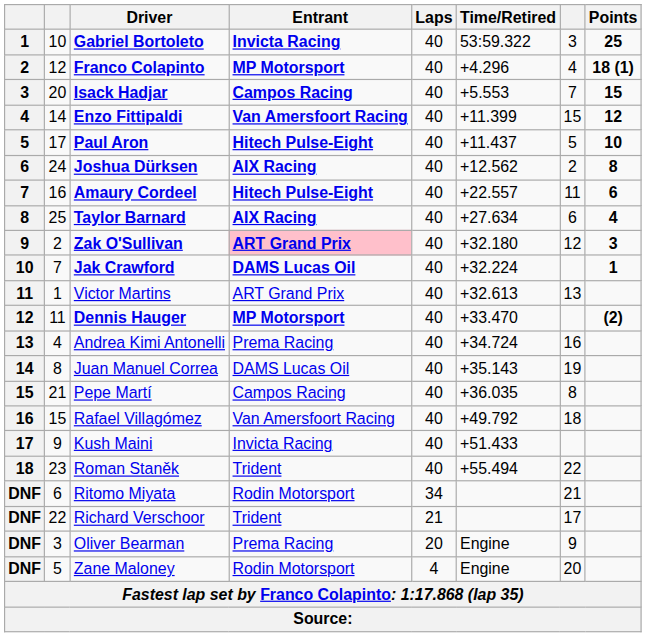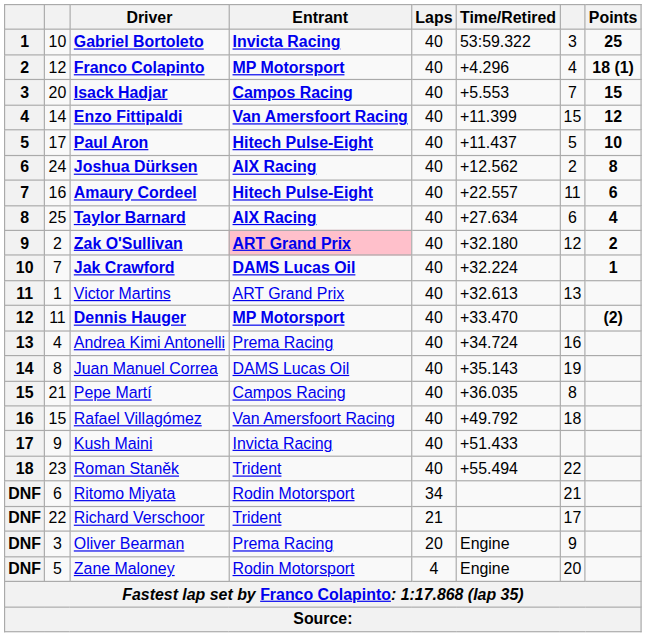(613, 242) 3 -> (613, 242) 2
